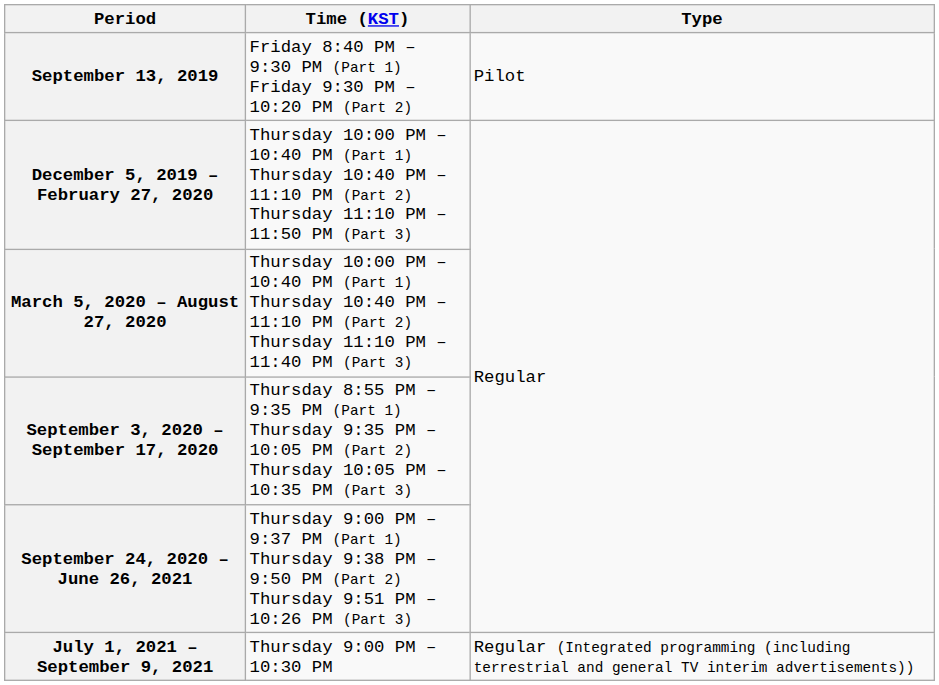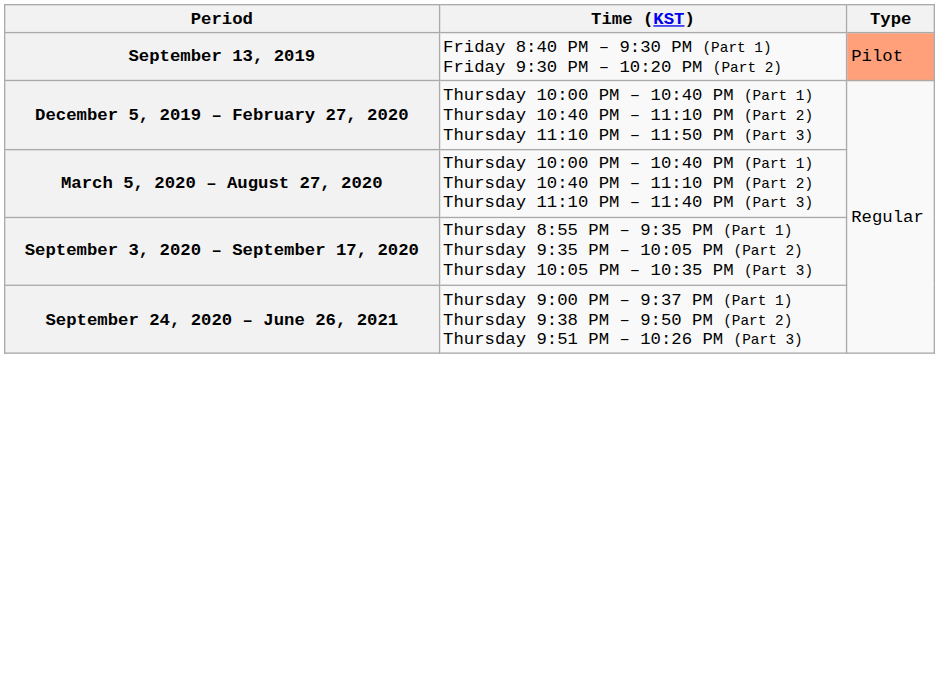(500, 77) no background -> (877, 57) lightsalmon background
- row: (125, 657)
